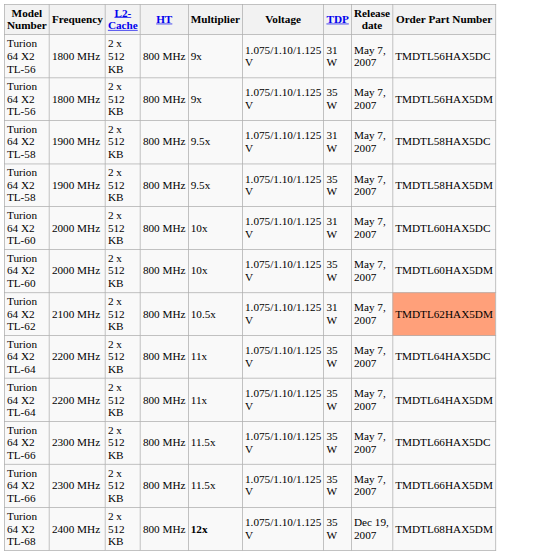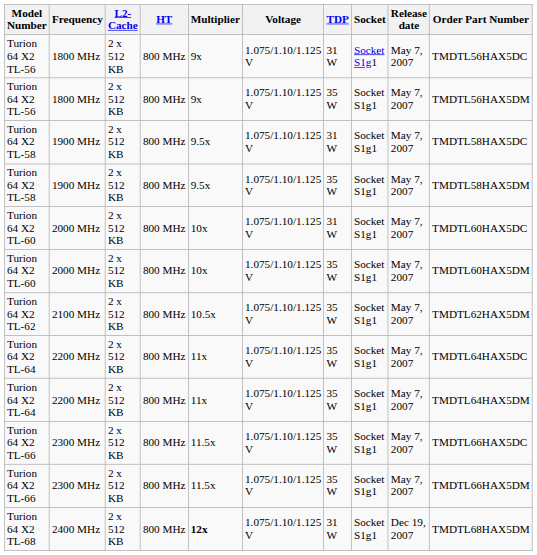+ column: (370, 19)
(332, 314) 31 W -> (332, 314) 35 W
(444, 314) lightsalmon background -> (481, 314) no background
(332, 528) 35 W -> (332, 528) 31 W
